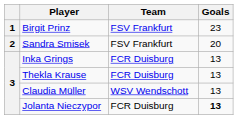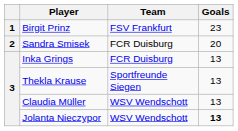(141, 43) FSV Frankfurt -> (141, 43) FCR Duisburg
(142, 75) FCR Duisburg -> (139, 80) Sportfreunde Siegen
(142, 106) FCR Duisburg -> (149, 117) WSV Wendschott
